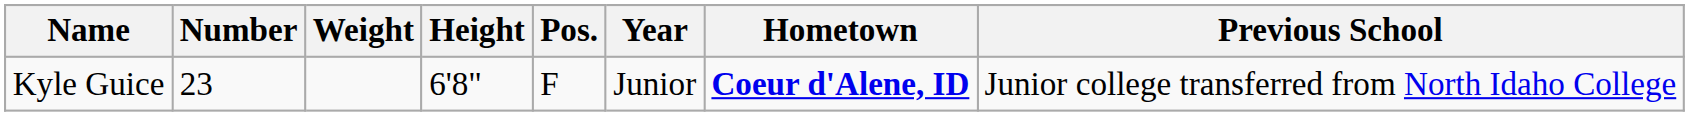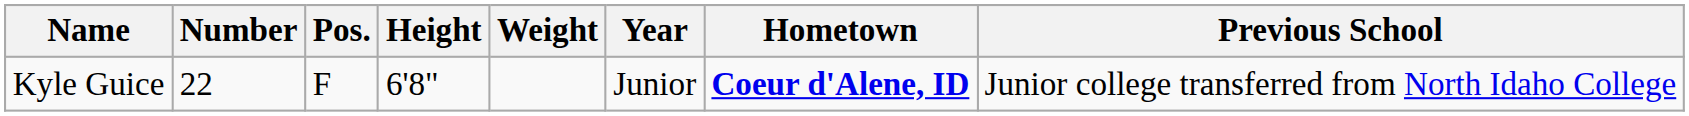columns swapped: (569, 30) <-> (363, 30)
(196, 83) 23 -> (196, 83) 22
